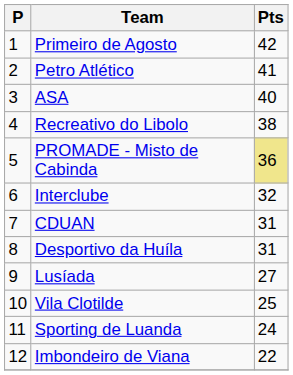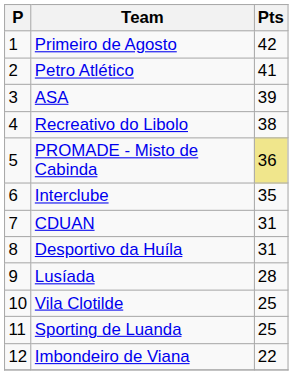(267, 97) 40 -> (267, 97) 39
(267, 196) 32 -> (267, 196) 35
(267, 276) 27 -> (267, 276) 28
(267, 329) 24 -> (267, 329) 25
